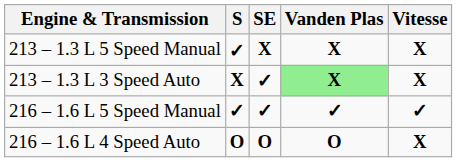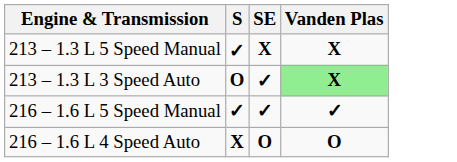- column: (420, 19)
(237, 80) X -> (237, 80) O
(237, 141) O -> (237, 141) X
